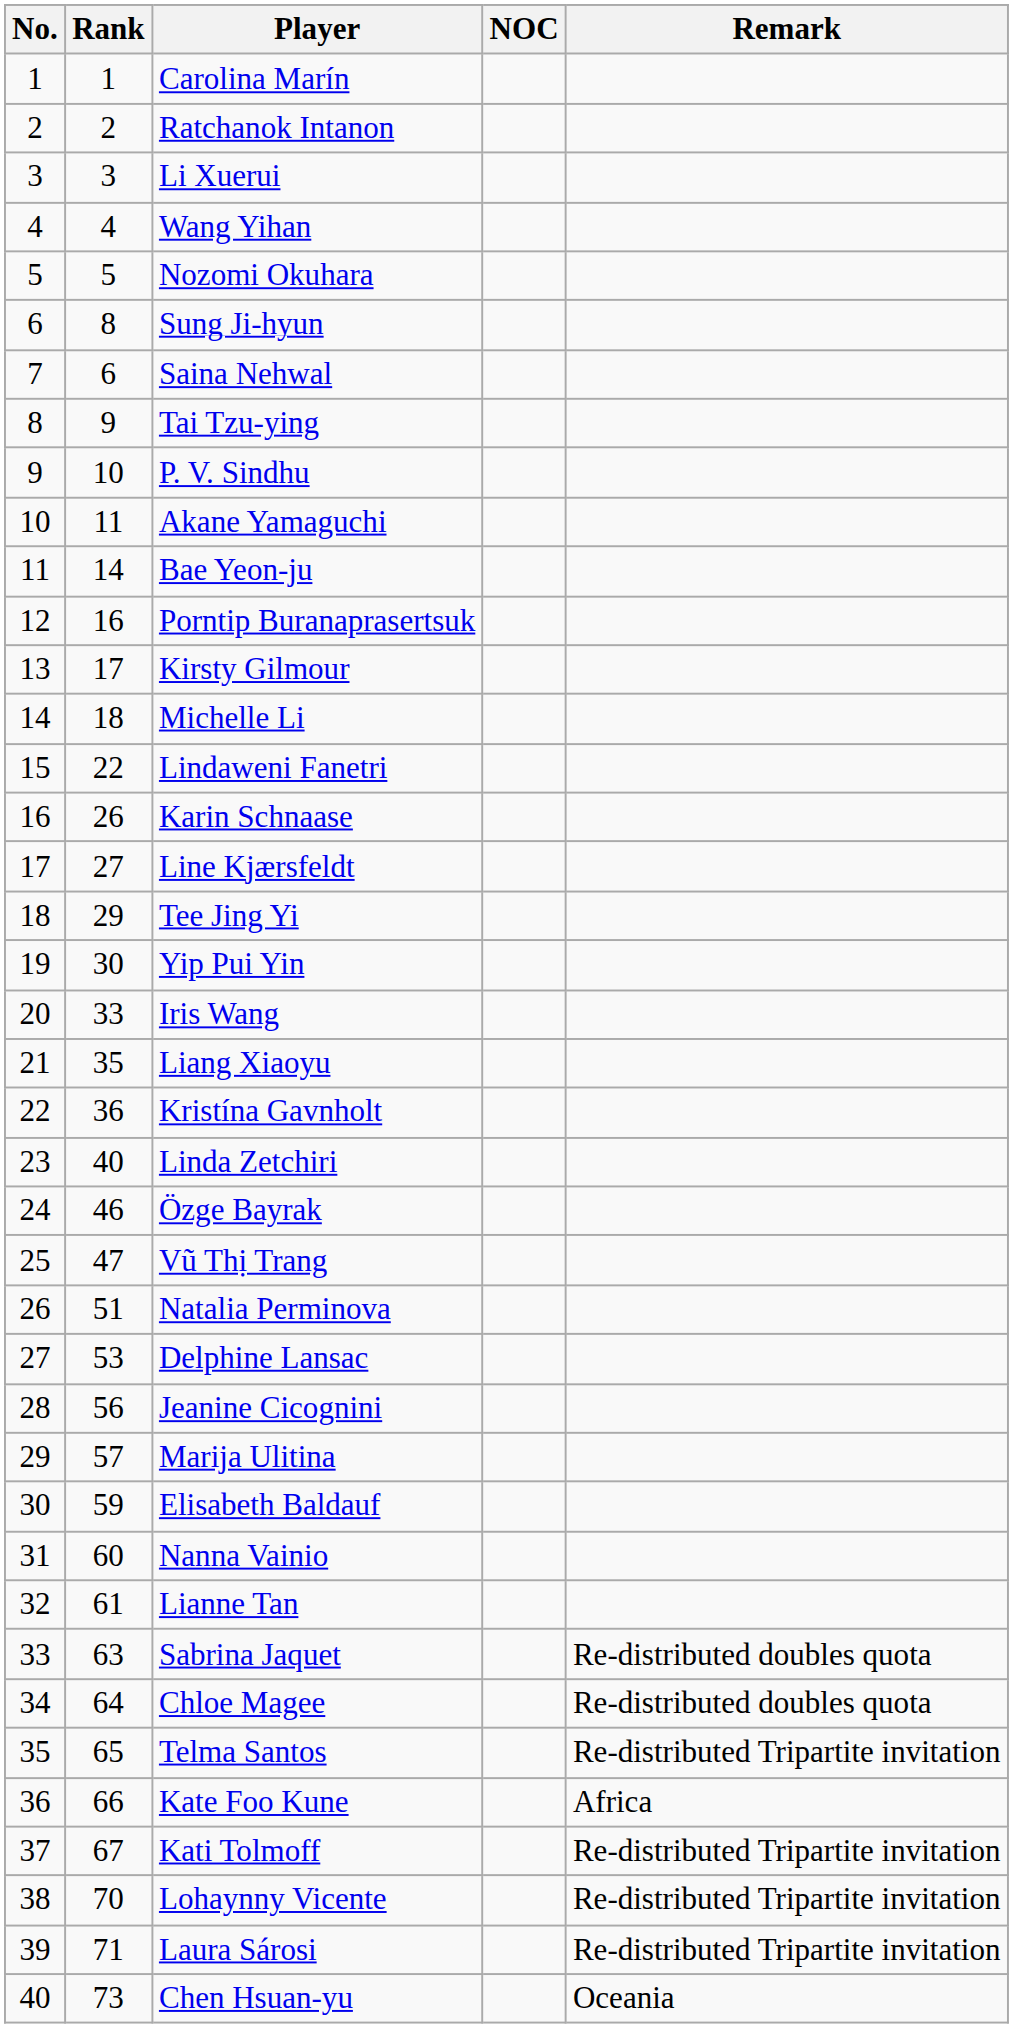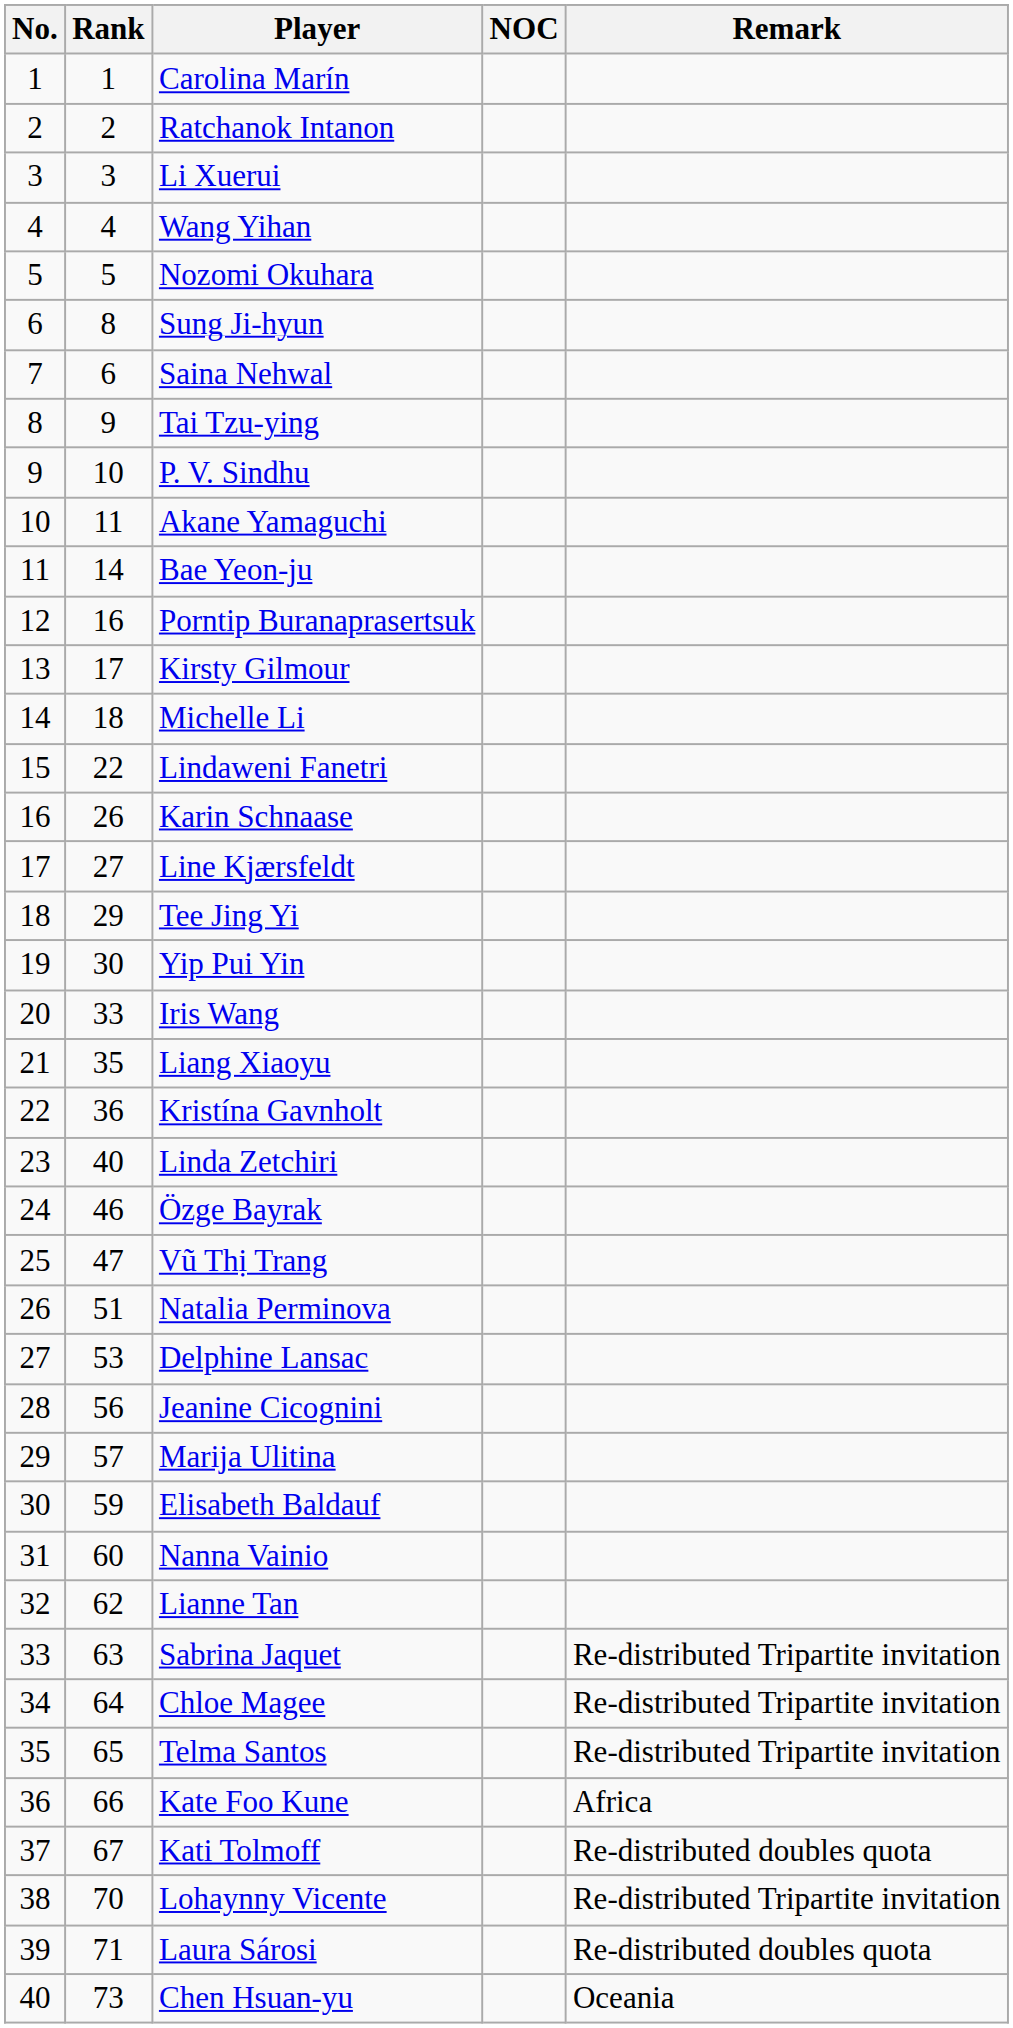(108, 1604) 61 -> (108, 1604) 62
(752, 1653) Re-distributed doubles quota -> (787, 1653) Re-distributed Tripartite invitation
(752, 1702) Re-distributed doubles quota -> (787, 1702) Re-distributed Tripartite invitation
(787, 1850) Re-distributed Tripartite invitation -> (752, 1850) Re-distributed doubles quota
(787, 1948) Re-distributed Tripartite invitation -> (752, 1948) Re-distributed doubles quota
